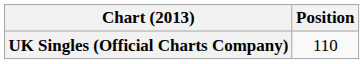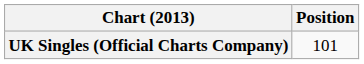(325, 44) 110 -> (325, 44) 101
